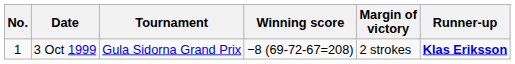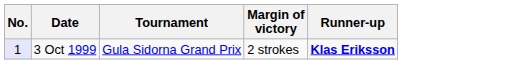- column: (300, 22)
(18, 49) no background -> (18, 49) lavender background
